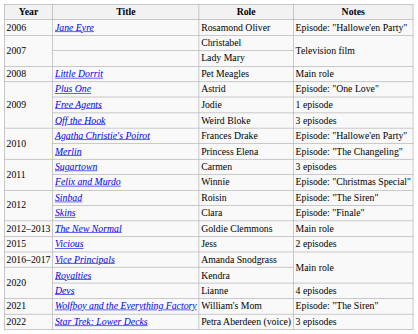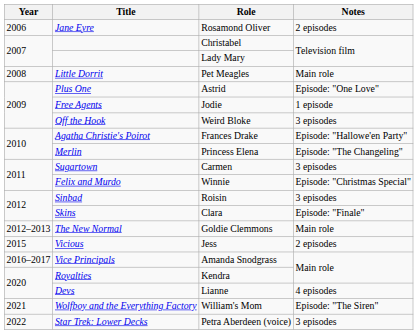(351, 27) Episode: "Hallowe'en Party" -> (316, 27) 2 episodes
(337, 197) Episode: "The Siren" -> (316, 197) 3 episodes
